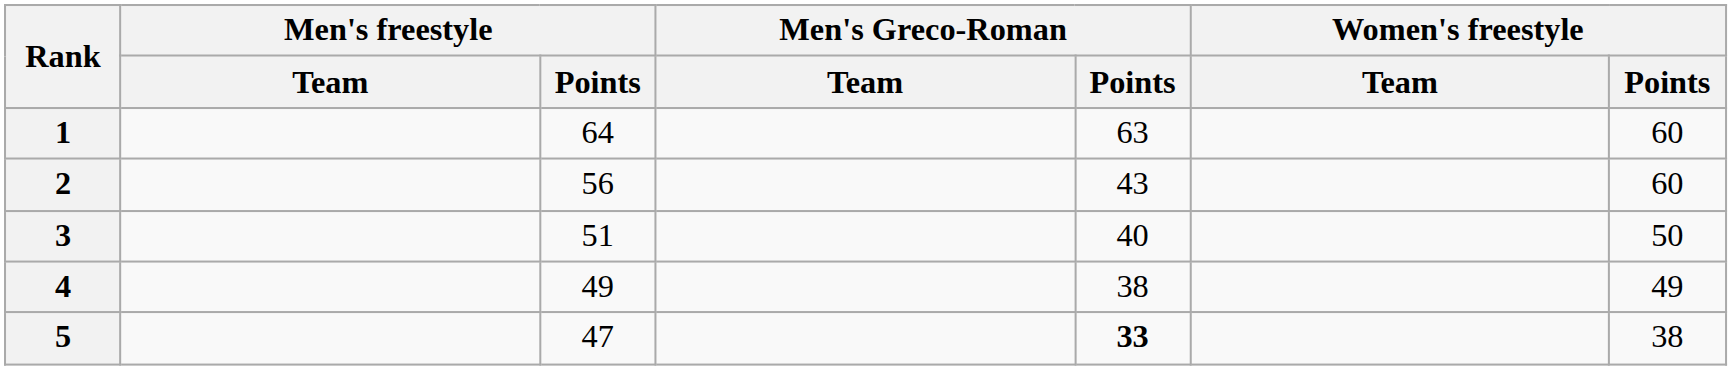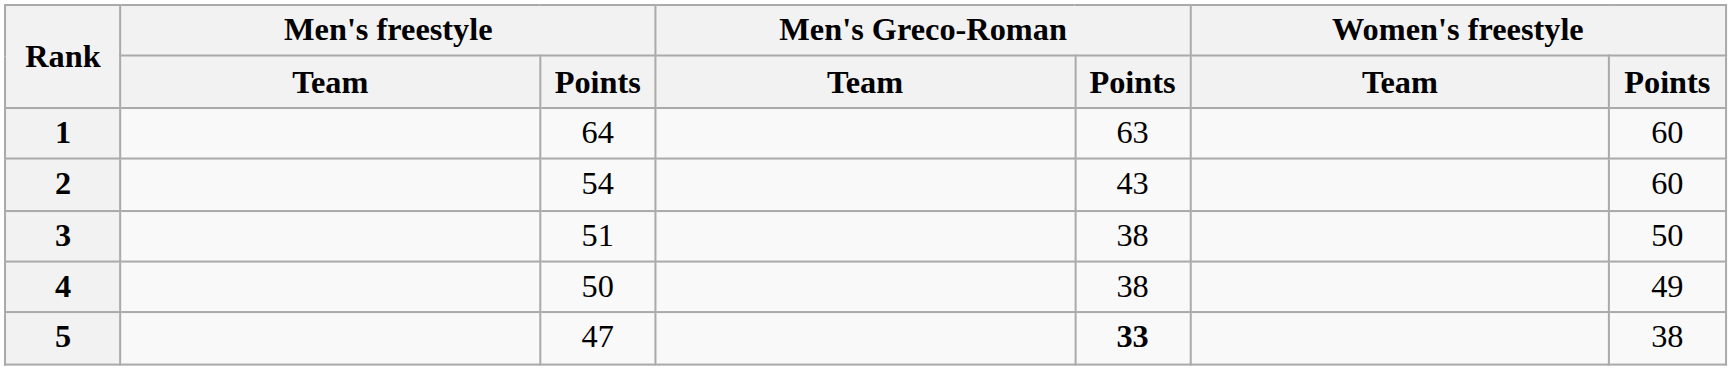(598, 183) 56 -> (598, 183) 54
(1133, 235) 40 -> (1133, 235) 38
(598, 286) 49 -> (598, 286) 50
